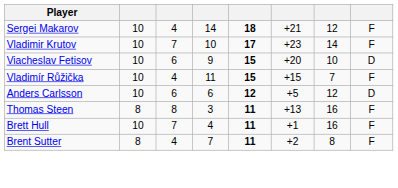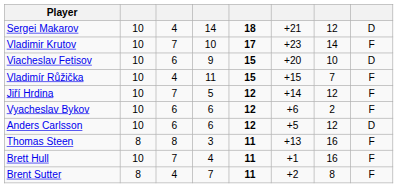(372, 28) F -> (372, 28) D
+ row: (30, 93)
+ row: (48, 110)
